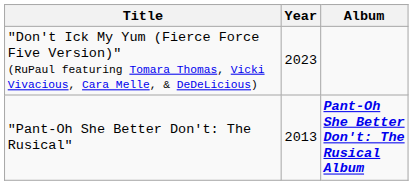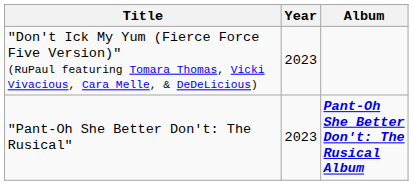(301, 138) 2013 -> (301, 138) 2023
